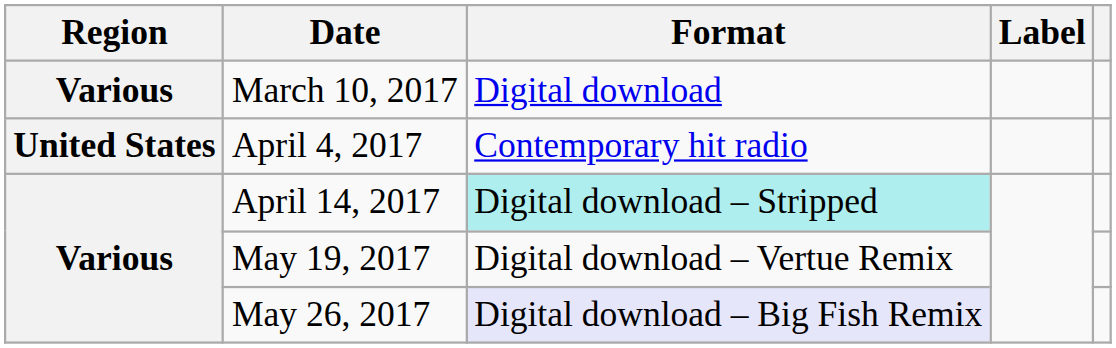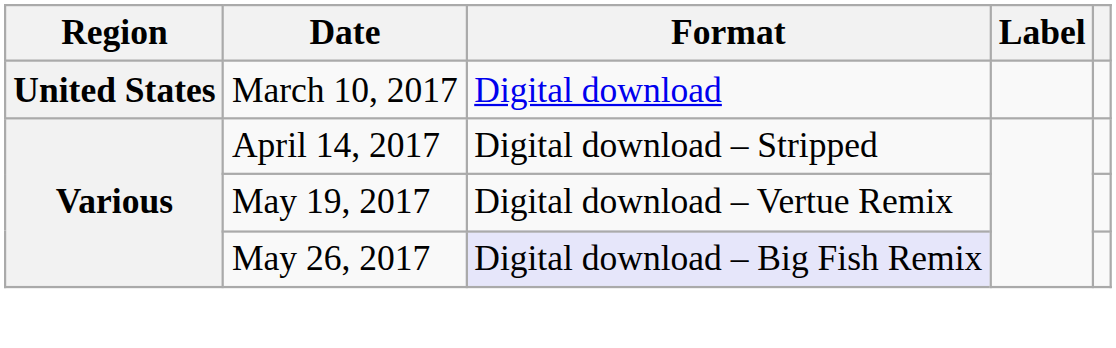(114, 88) Various -> (114, 88) United States
- row: (327, 145)
(676, 201) paleturquoise background -> (676, 145) no background
